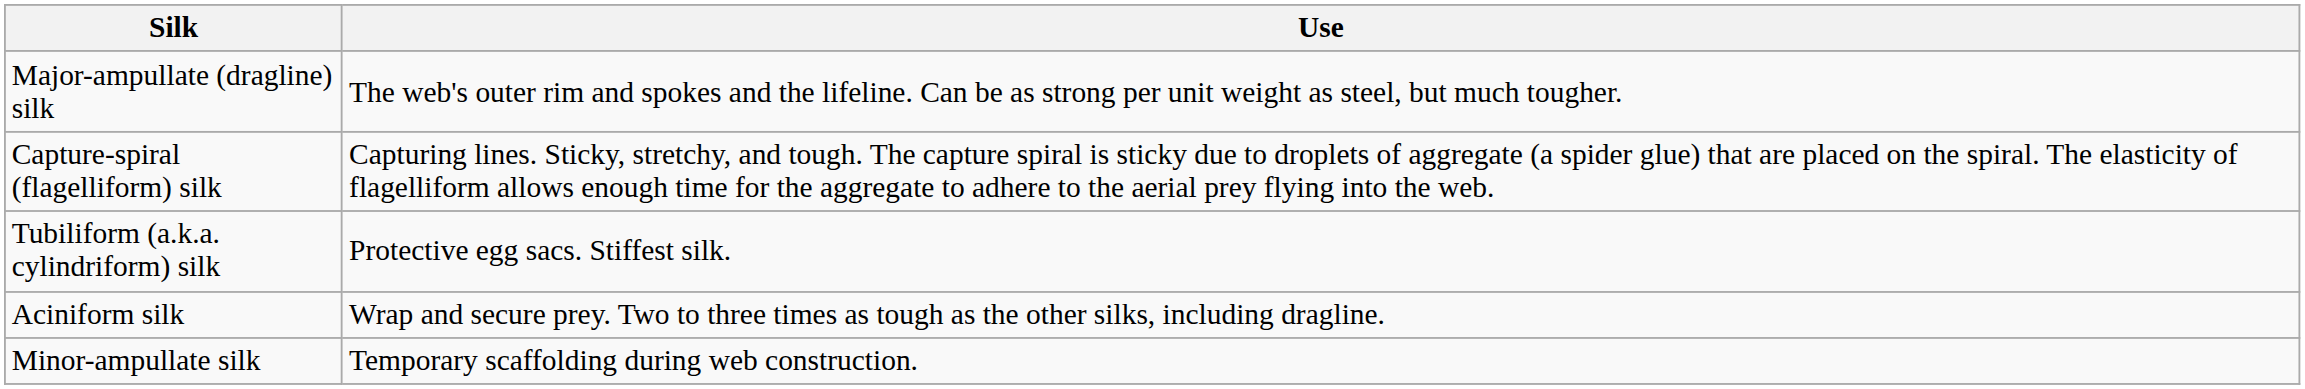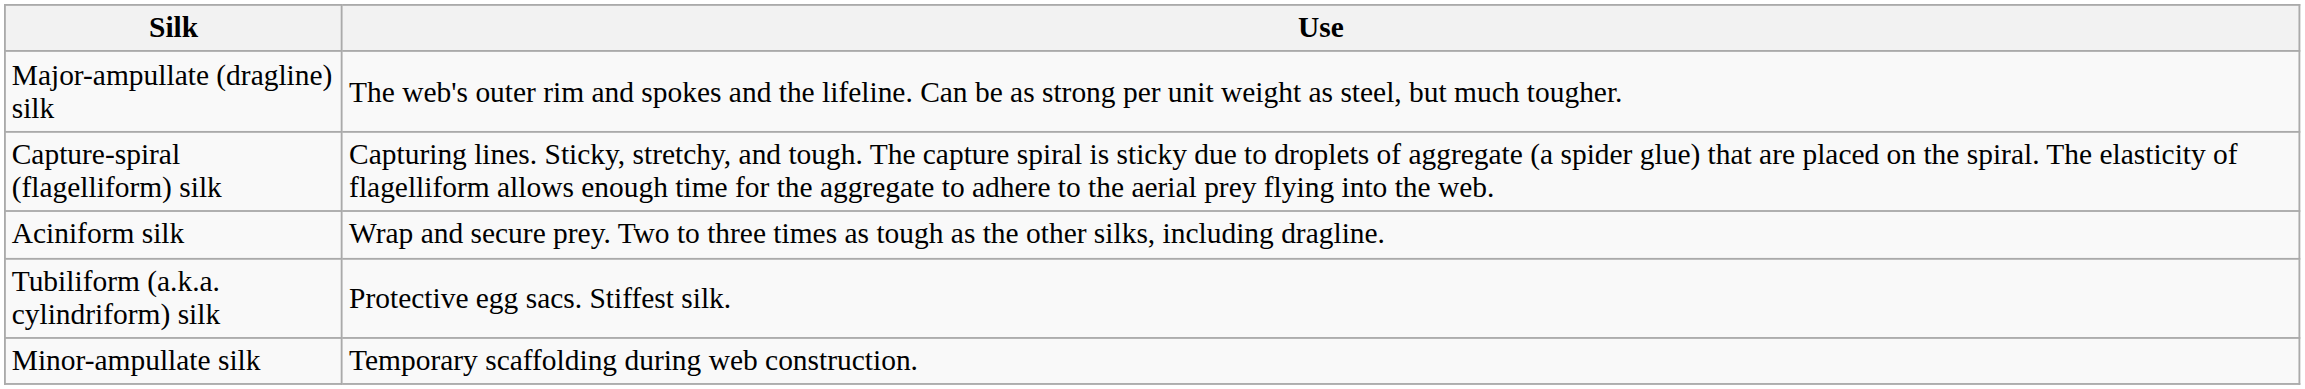rows swapped: (116, 250) <-> (98, 313)
